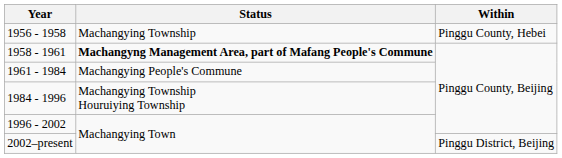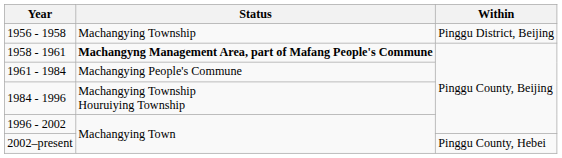(492, 33) Pinggu County, Hebei -> (496, 33) Pinggu District, Beijing
(496, 143) Pinggu District, Beijing -> (492, 143) Pinggu County, Hebei
